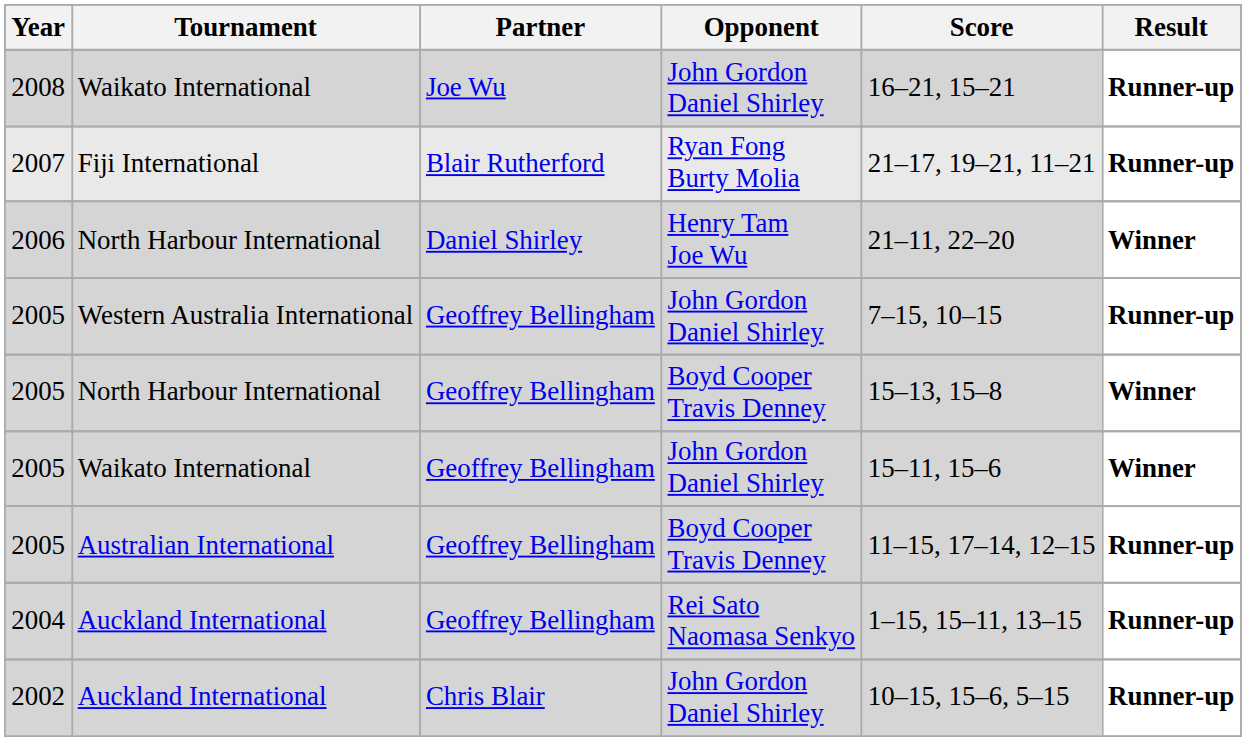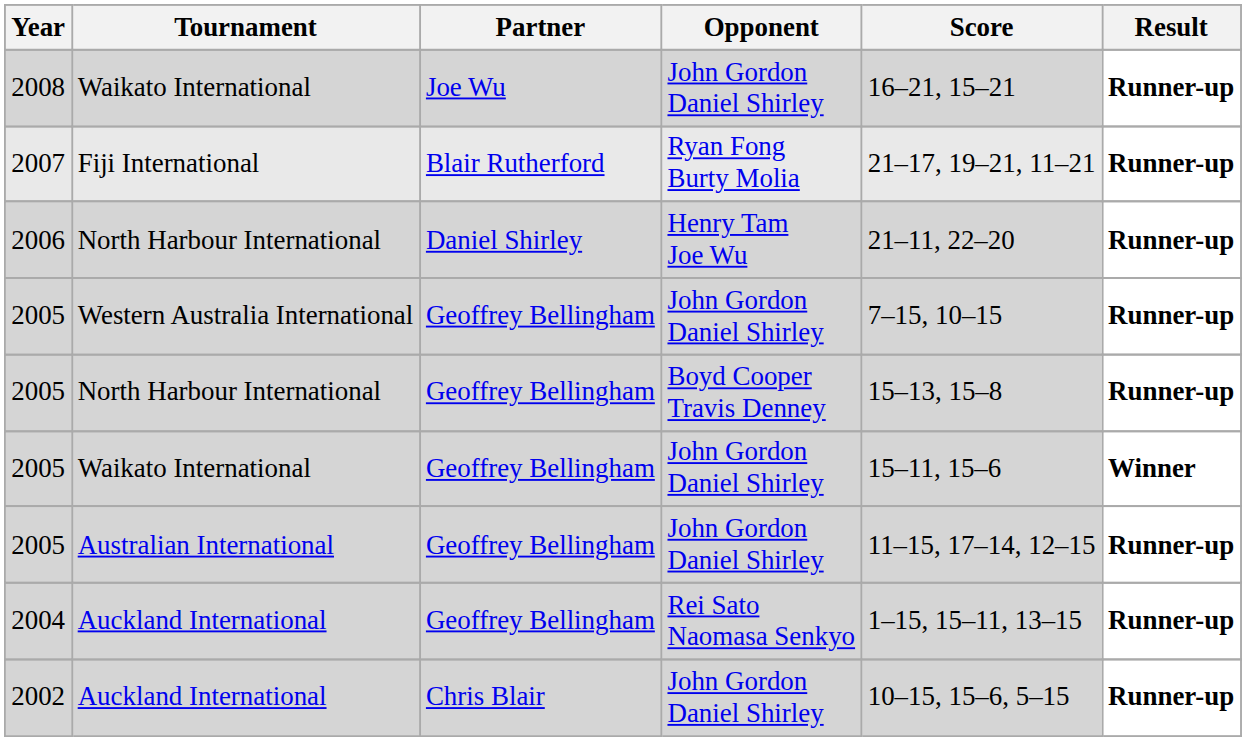(1152, 239) Winner -> (1171, 239) Runner-up
(1152, 392) Winner -> (1171, 392) Runner-up
(747, 544) Boyd Cooper Travis Denney -> (746, 544) John Gordon Daniel Shirley
